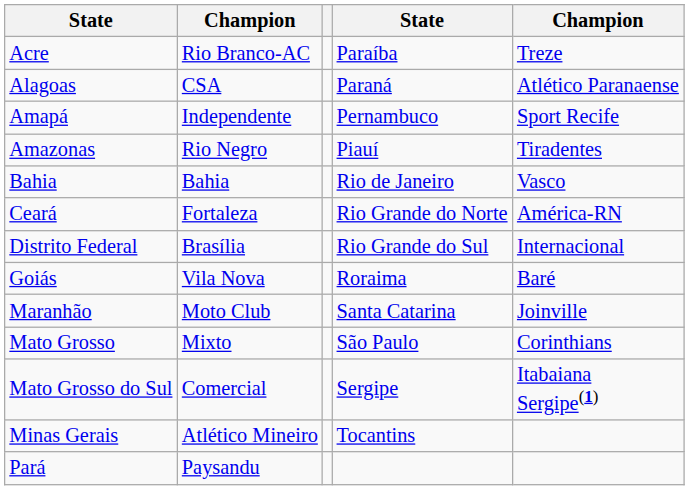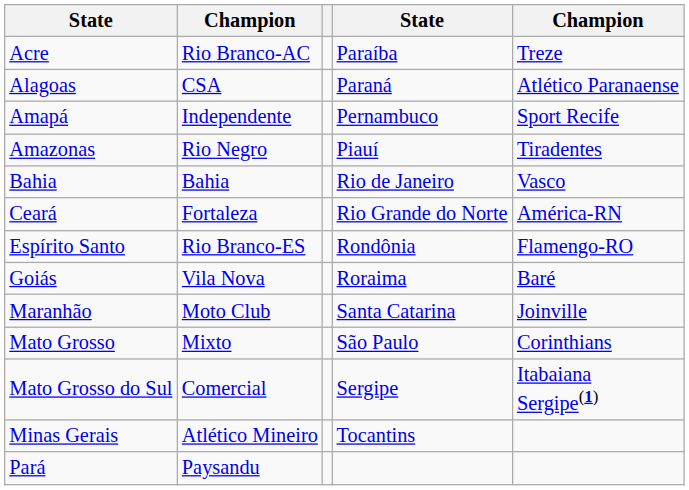- row: (73, 246)
+ row: (67, 246)
